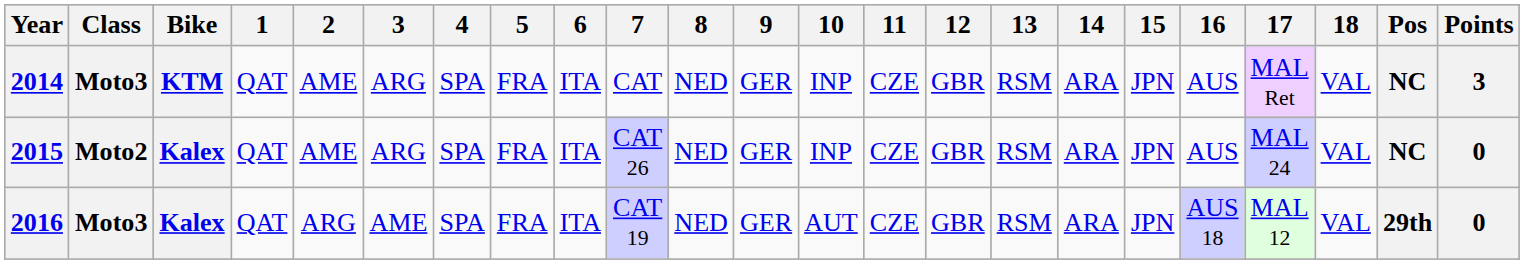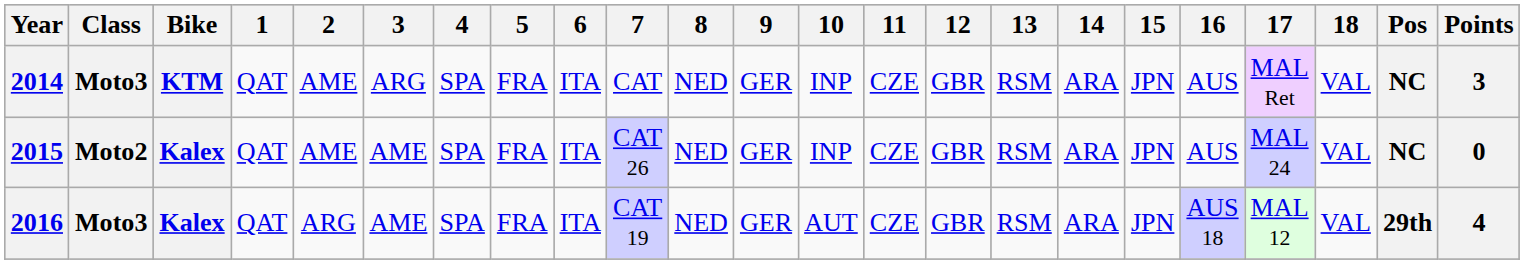(398, 151) ARG -> (398, 151) AME
(1479, 222) 0 -> (1479, 222) 4
